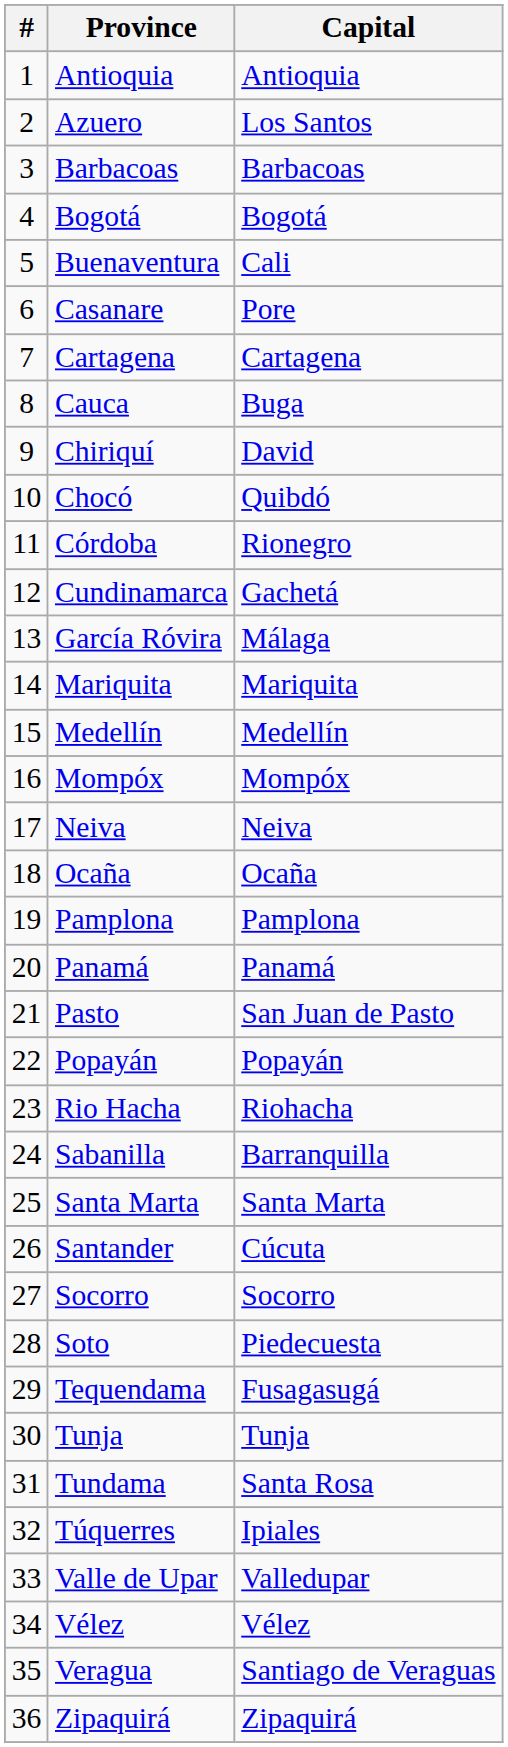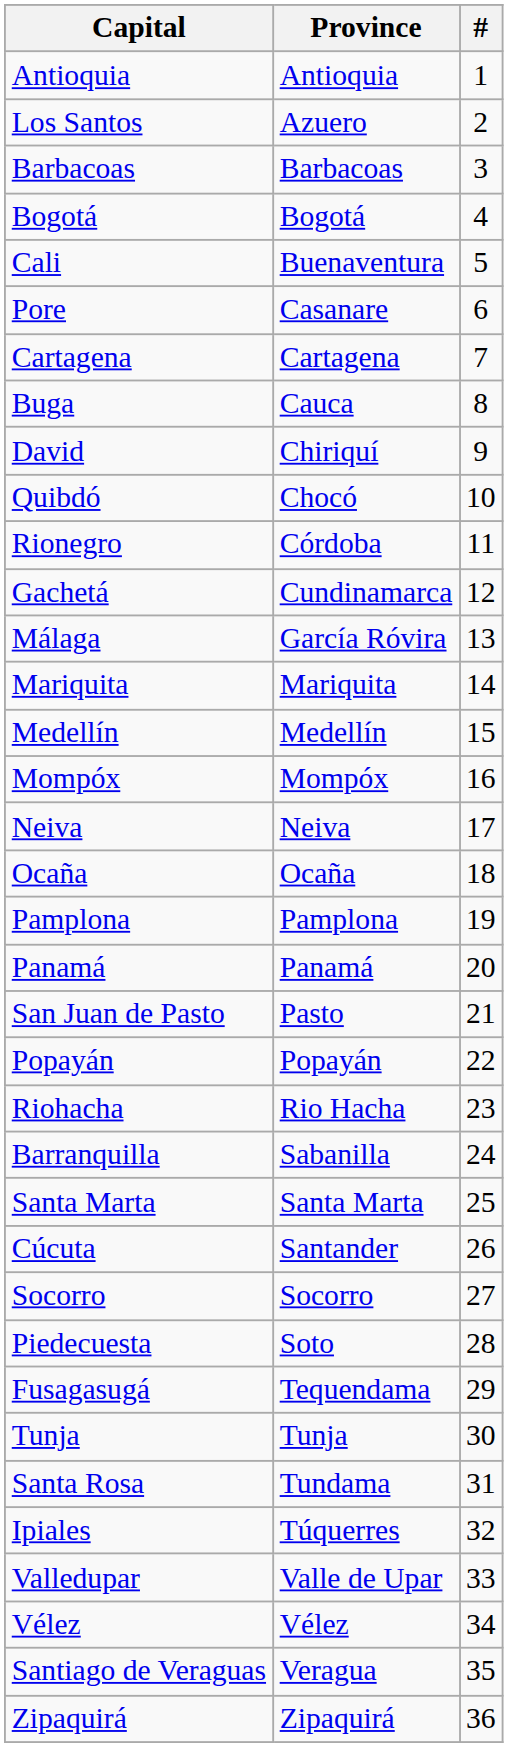columns swapped: (27, 27) <-> (368, 27)
